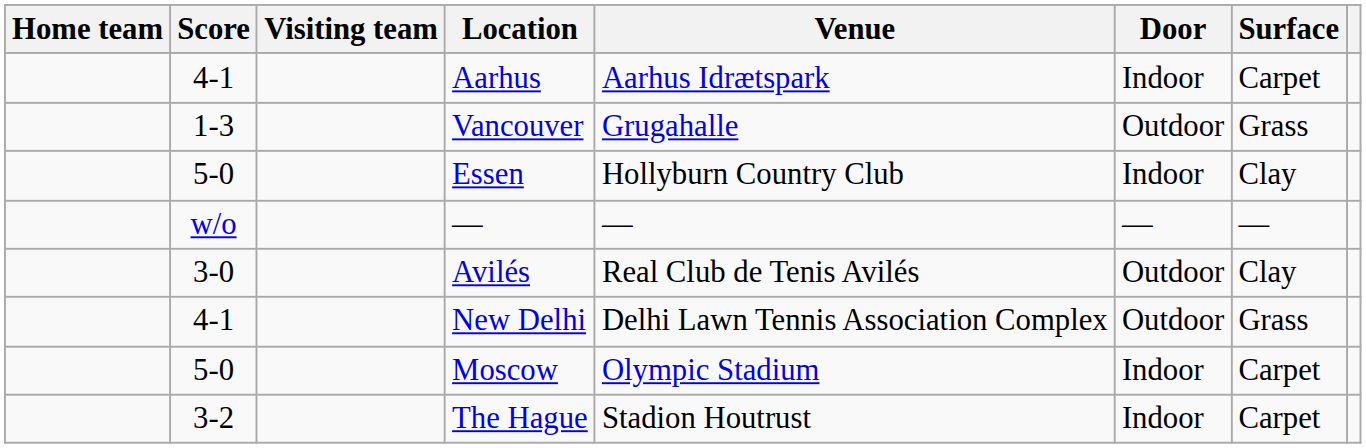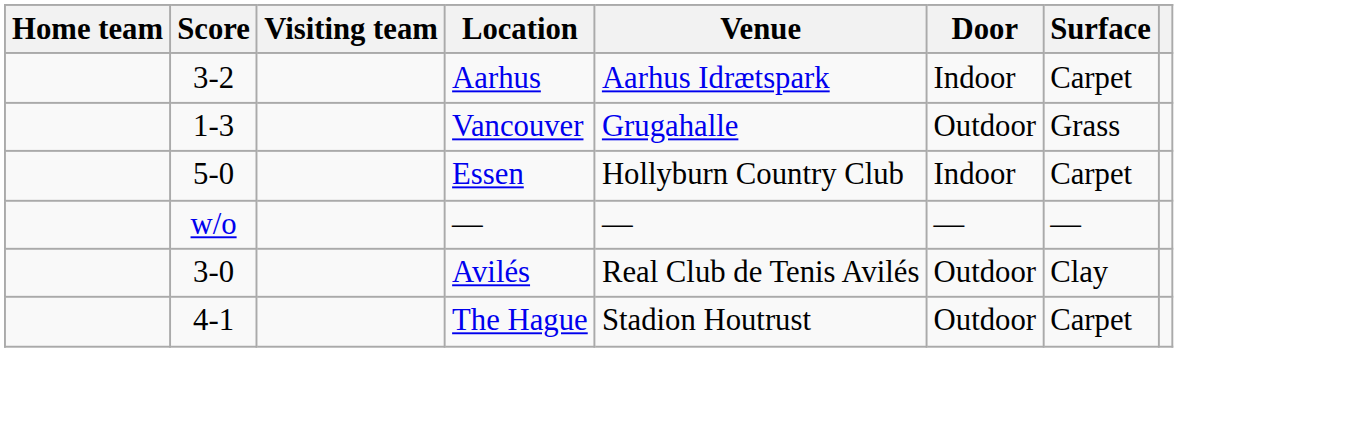(214, 77) 4-1 -> (214, 77) 3-2
(1267, 175) Clay -> (1091, 175) Carpet
- row: (519, 321)
- row: (505, 369)
(214, 418) 3-2 -> (214, 321) 4-1
(1163, 418) Indoor -> (985, 321) Outdoor
